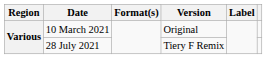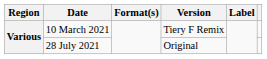(181, 29) Original -> (194, 29) Tiery F Remix
(194, 45) Tiery F Remix -> (181, 45) Original
